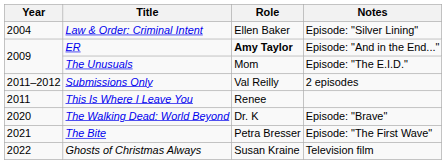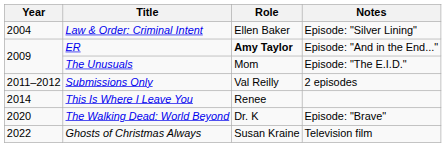(19, 99) 2011 -> (19, 99) 2014
- row: (86, 133)
